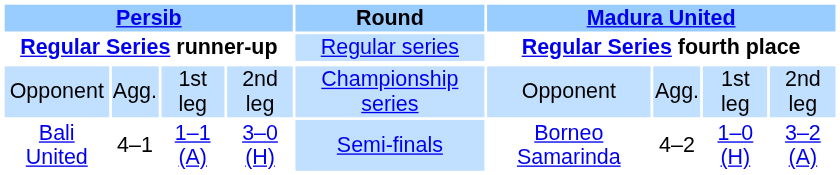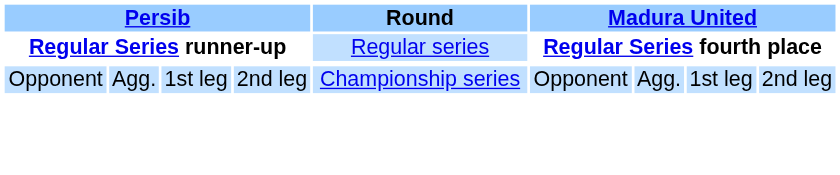- row: (57, 145)
